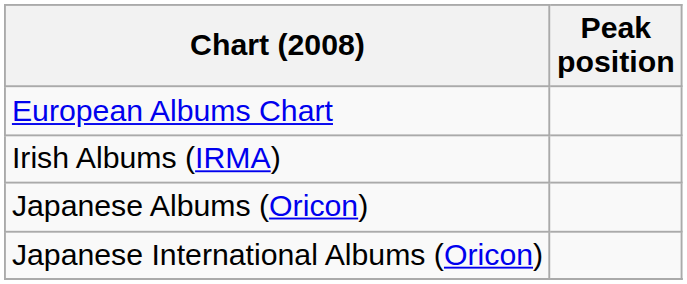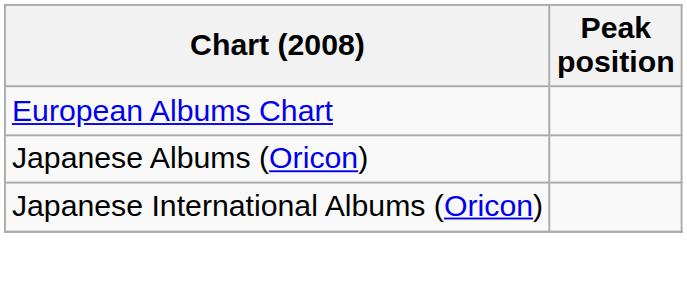- row: (146, 158)
